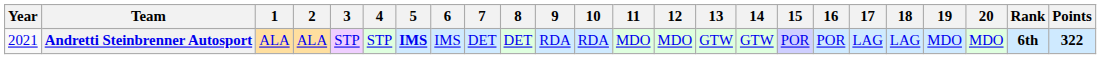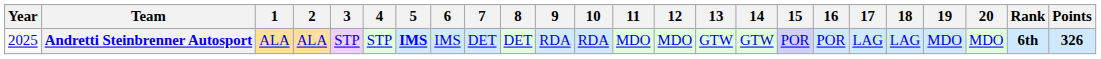(23, 40) 2021 -> (23, 40) 2025
(1072, 40) 322 -> (1072, 40) 326
